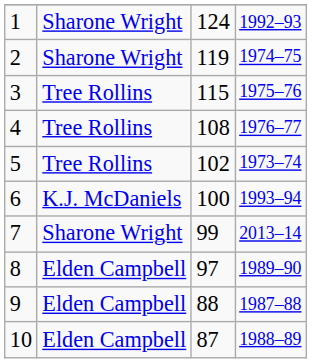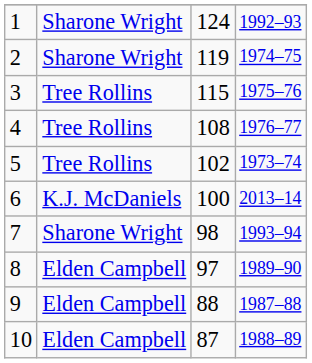(270, 198) 1993–94 -> (270, 198) 2013–14
(208, 233) 99 -> (208, 233) 98
(270, 233) 2013–14 -> (270, 233) 1993–94
